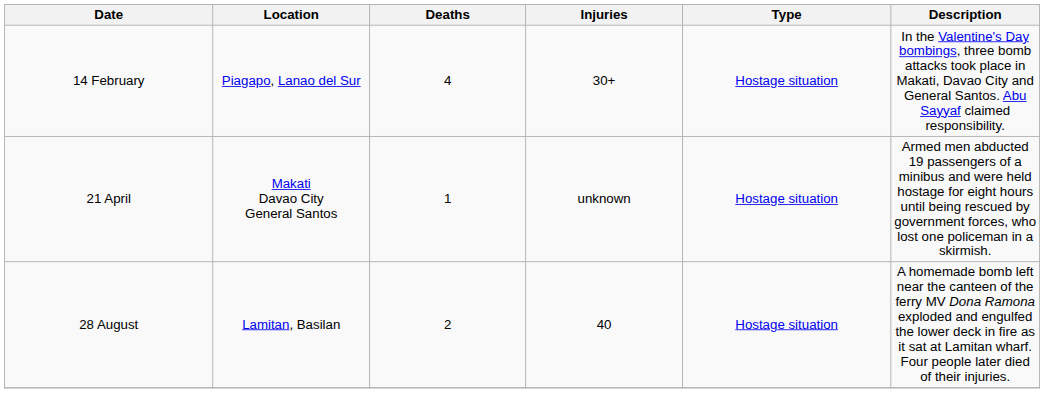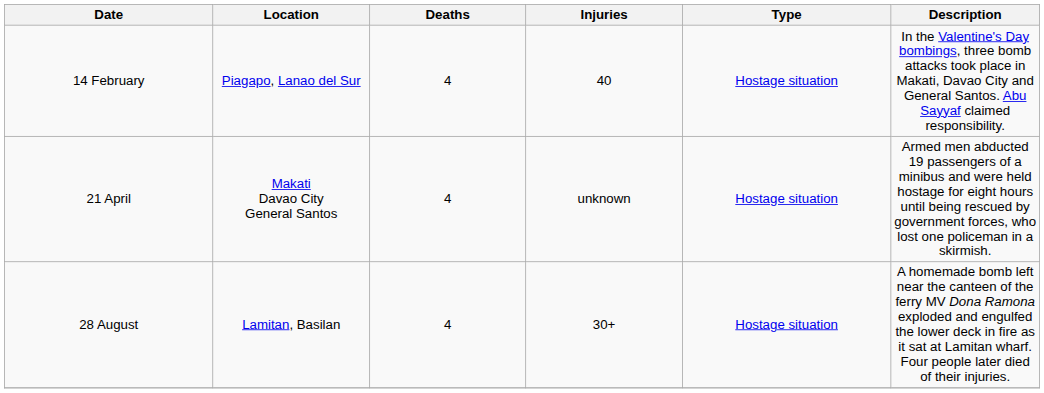(604, 80) 30+ -> (604, 80) 40
(448, 199) 1 -> (448, 199) 4
(448, 324) 2 -> (448, 324) 4
(604, 324) 40 -> (604, 324) 30+
